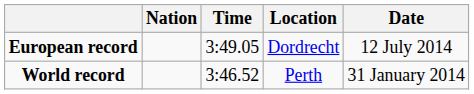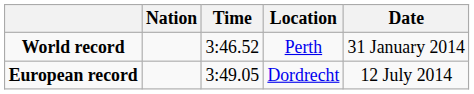rows swapped: (73, 74) <-> (73, 46)
